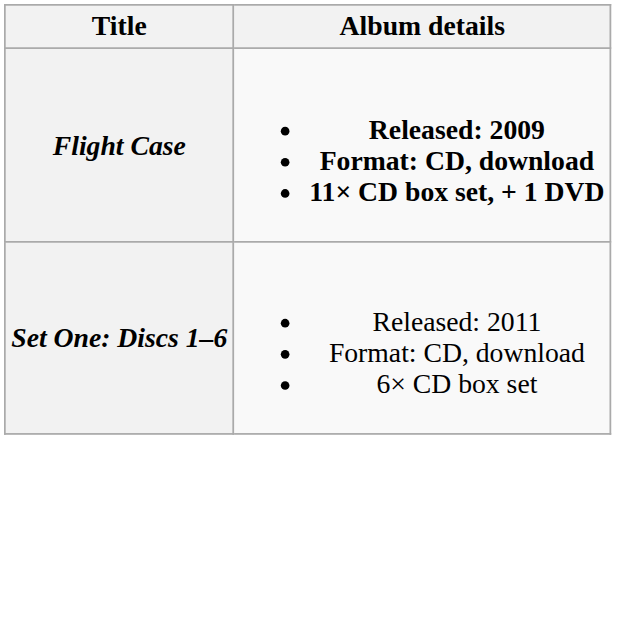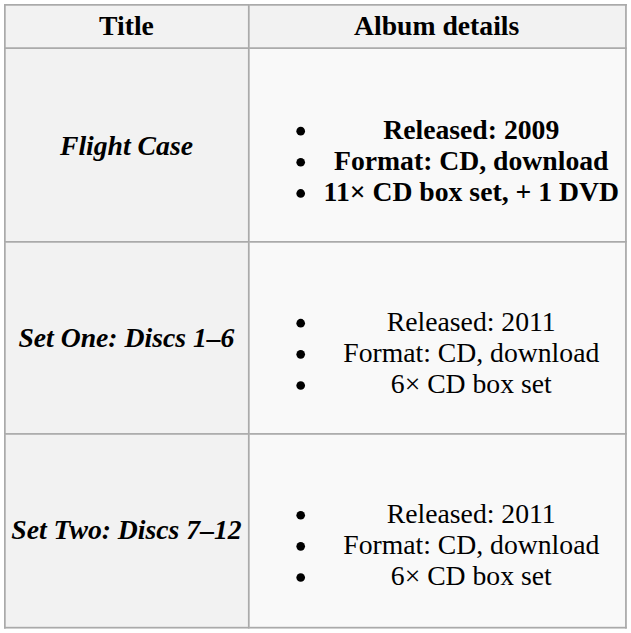+ row: (126, 530)
